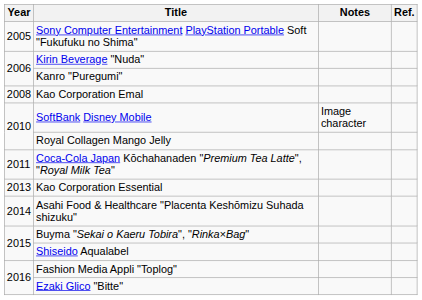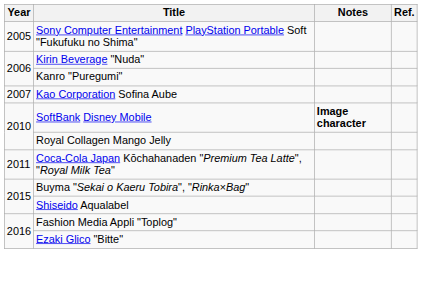+ row: (107, 94)
- row: (90, 94)
(344, 117) normal -> (341, 117) bold
- row: (99, 187)
- row: (170, 211)
